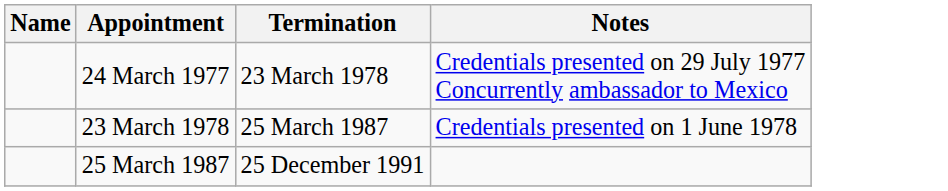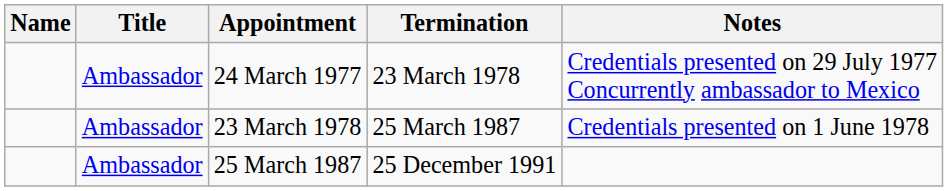+ column: (142, 23)
